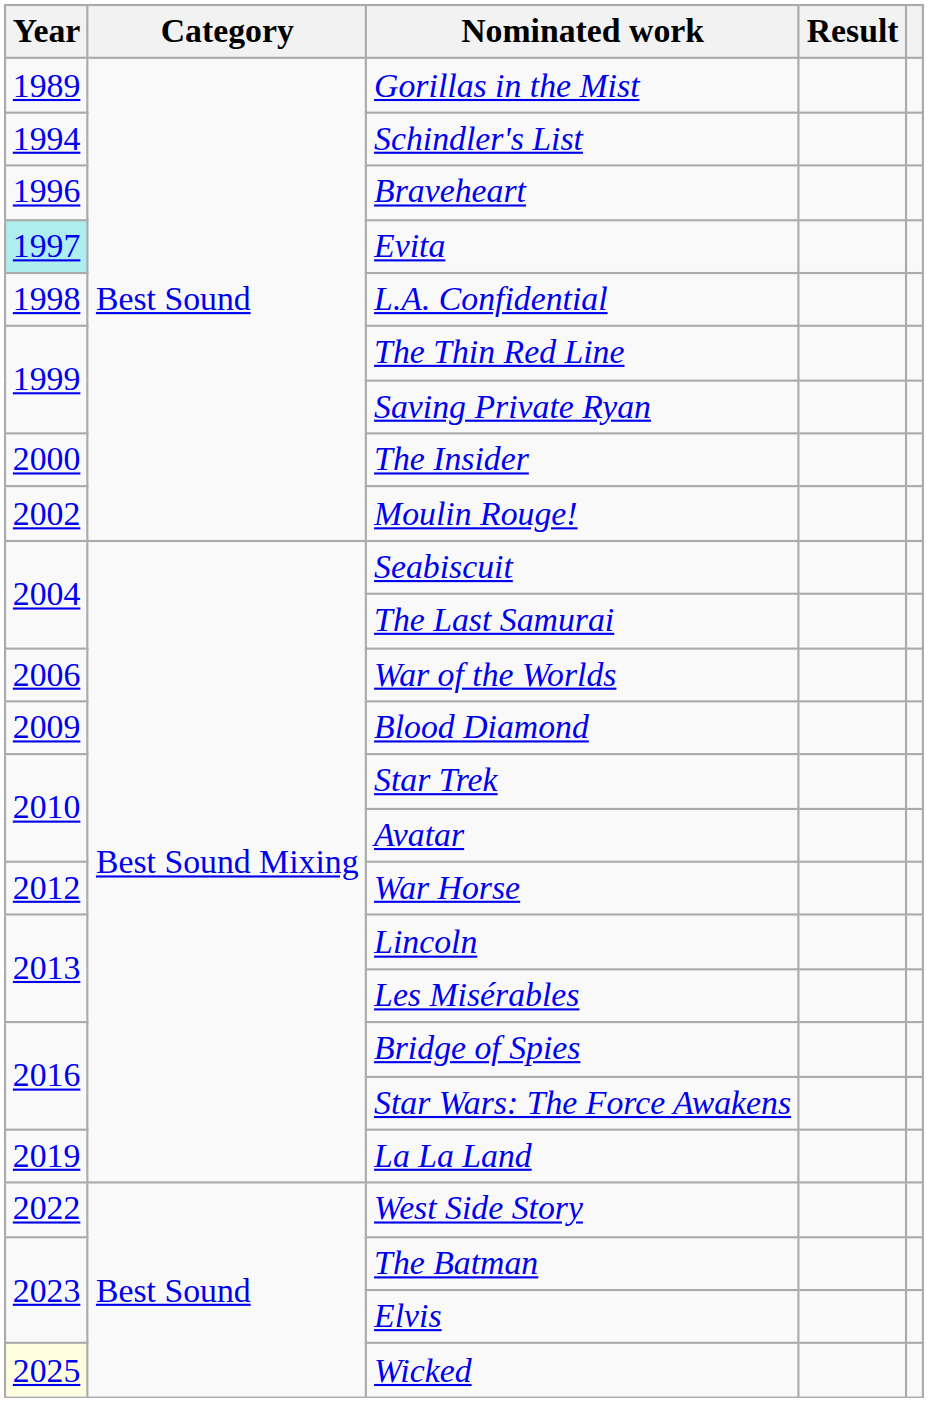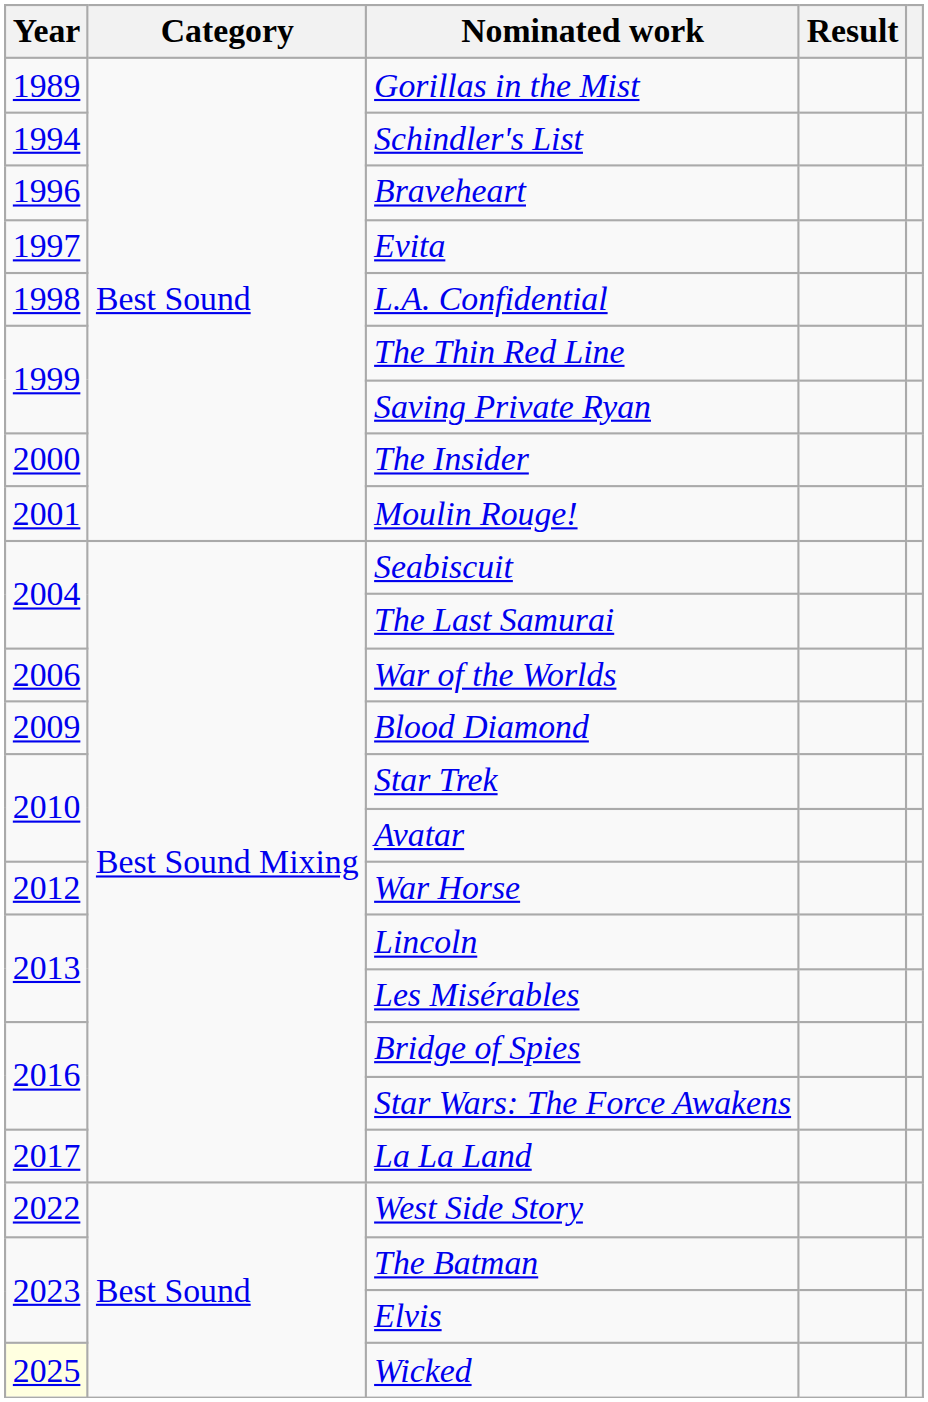(47, 245) paleturquoise background -> (47, 245) no background
(47, 513) 2002 -> (47, 513) 2001
(47, 1155) 2019 -> (47, 1155) 2017
